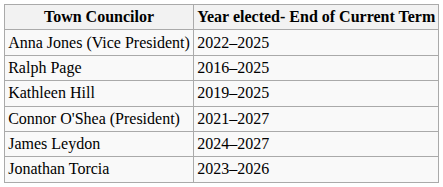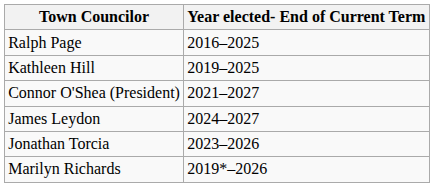- row: (99, 42)
+ row: (64, 169)
